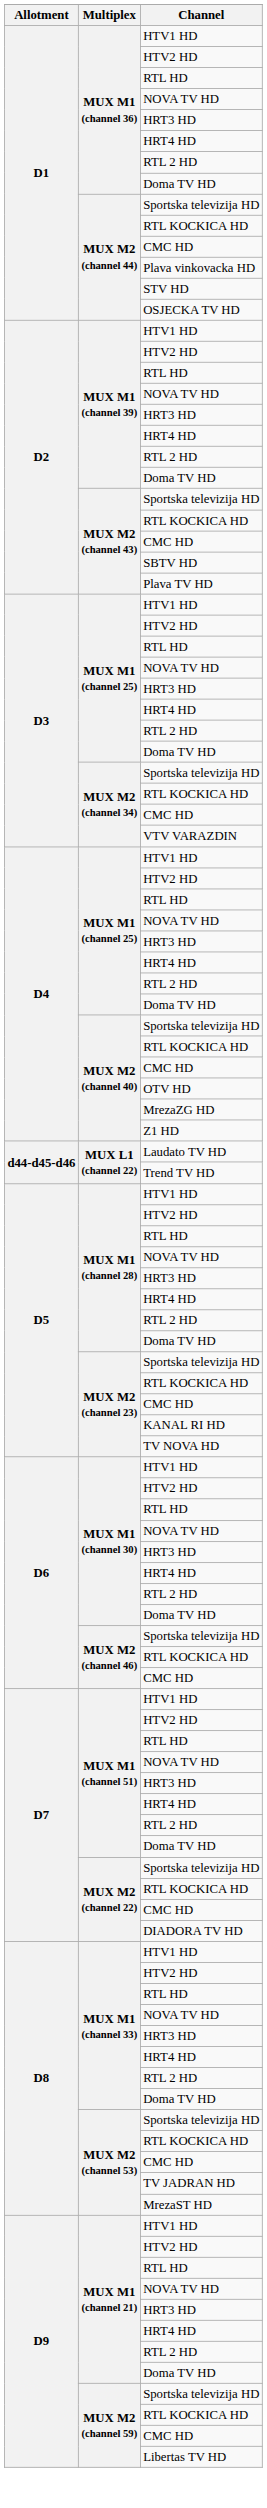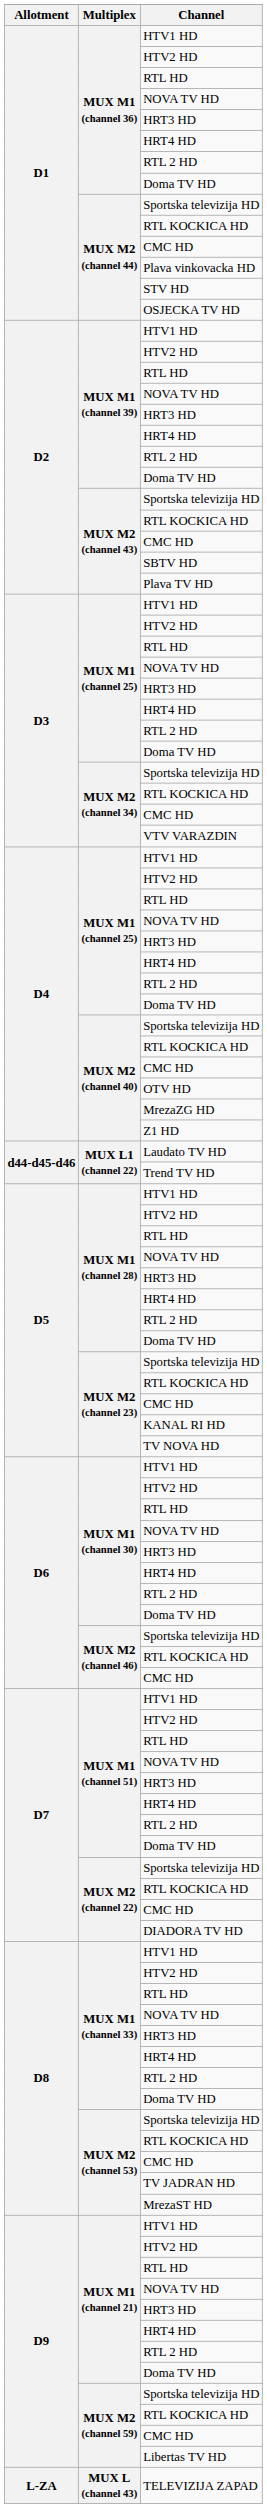+ row: (41, 2485)
